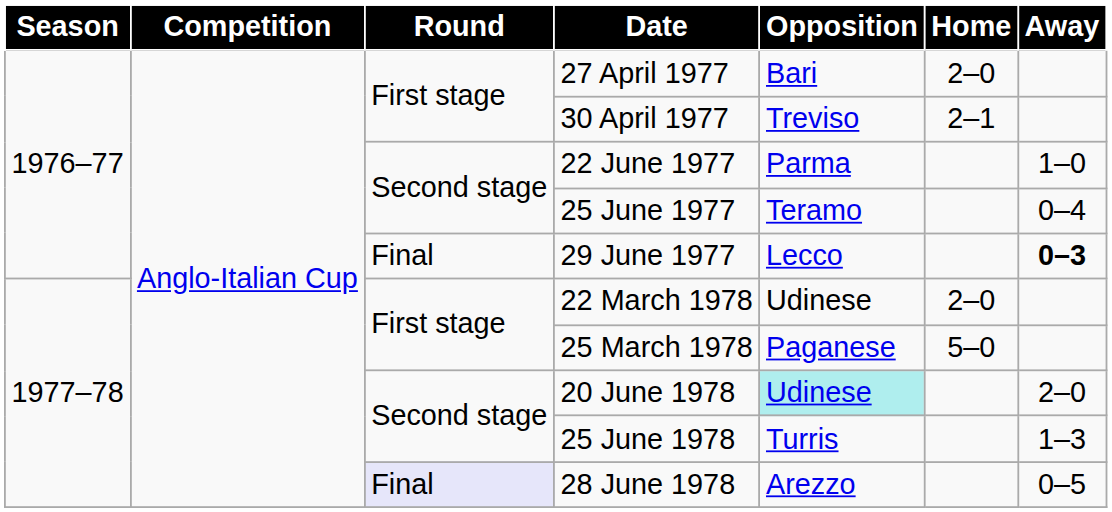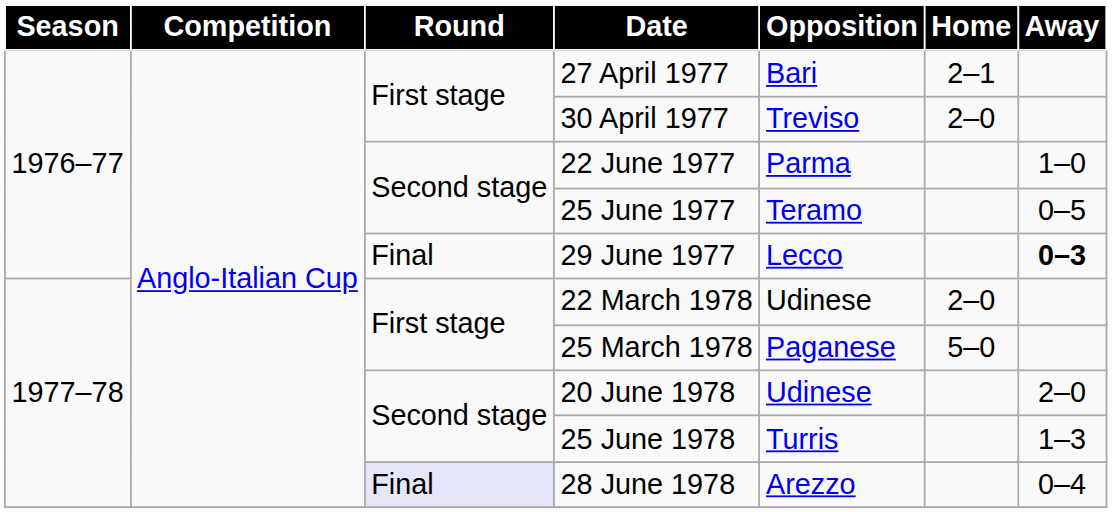(971, 73) 2–0 -> (971, 73) 2–1
(971, 118) 2–1 -> (971, 118) 2–0
(1062, 210) 0–4 -> (1062, 210) 0–5
(819, 392) paleturquoise background -> (819, 392) no background
(1062, 484) 0–5 -> (1062, 484) 0–4
